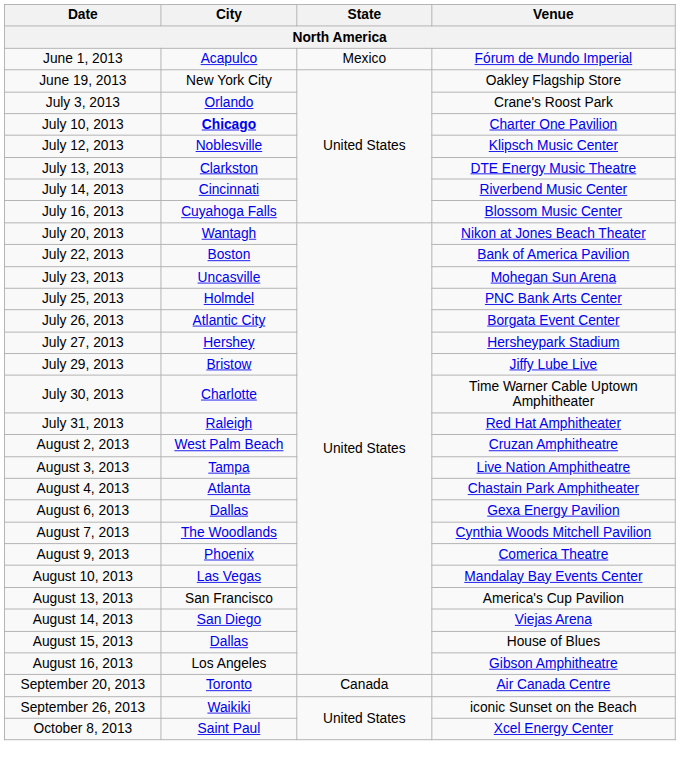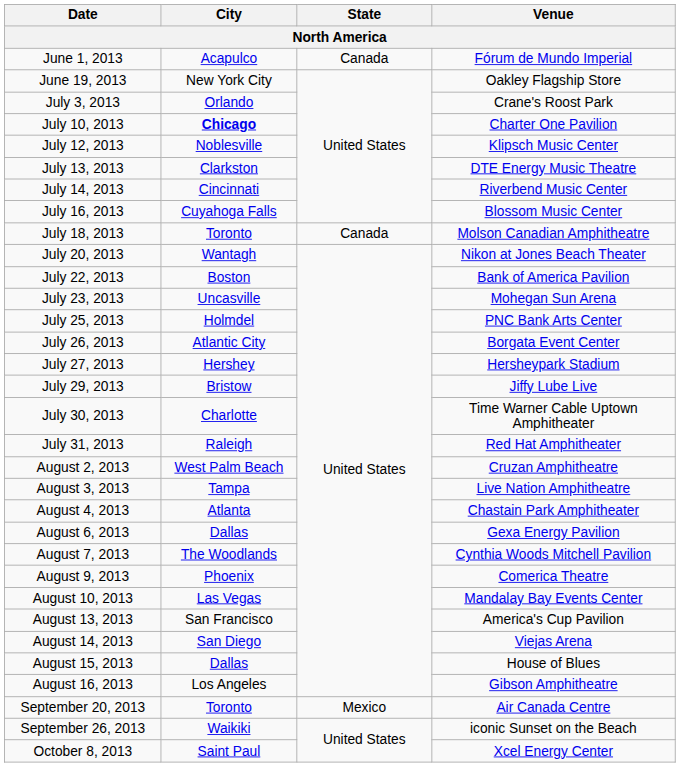(364, 59) Mexico -> (364, 59) Canada
+ row: (83, 233)
(364, 685) Canada -> (364, 707) Mexico
